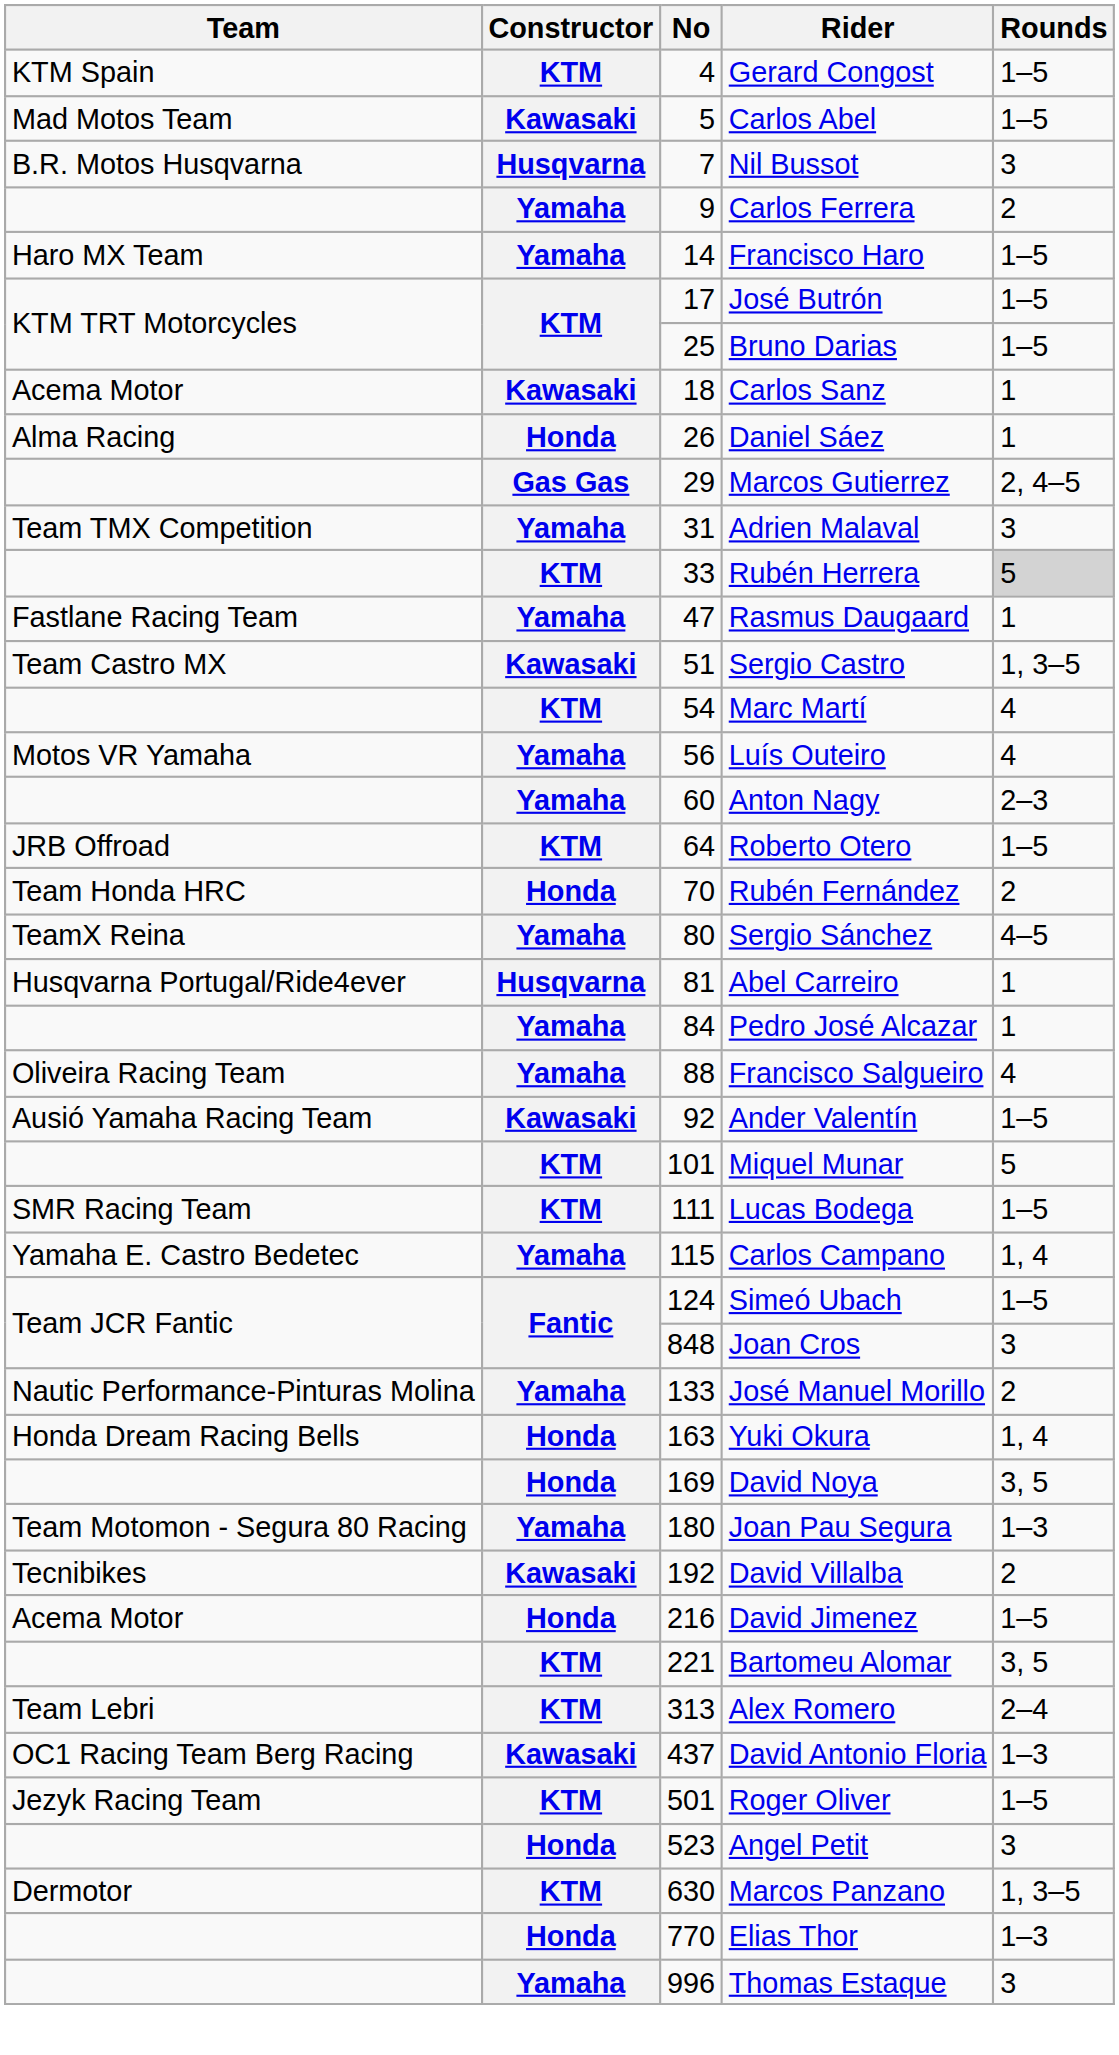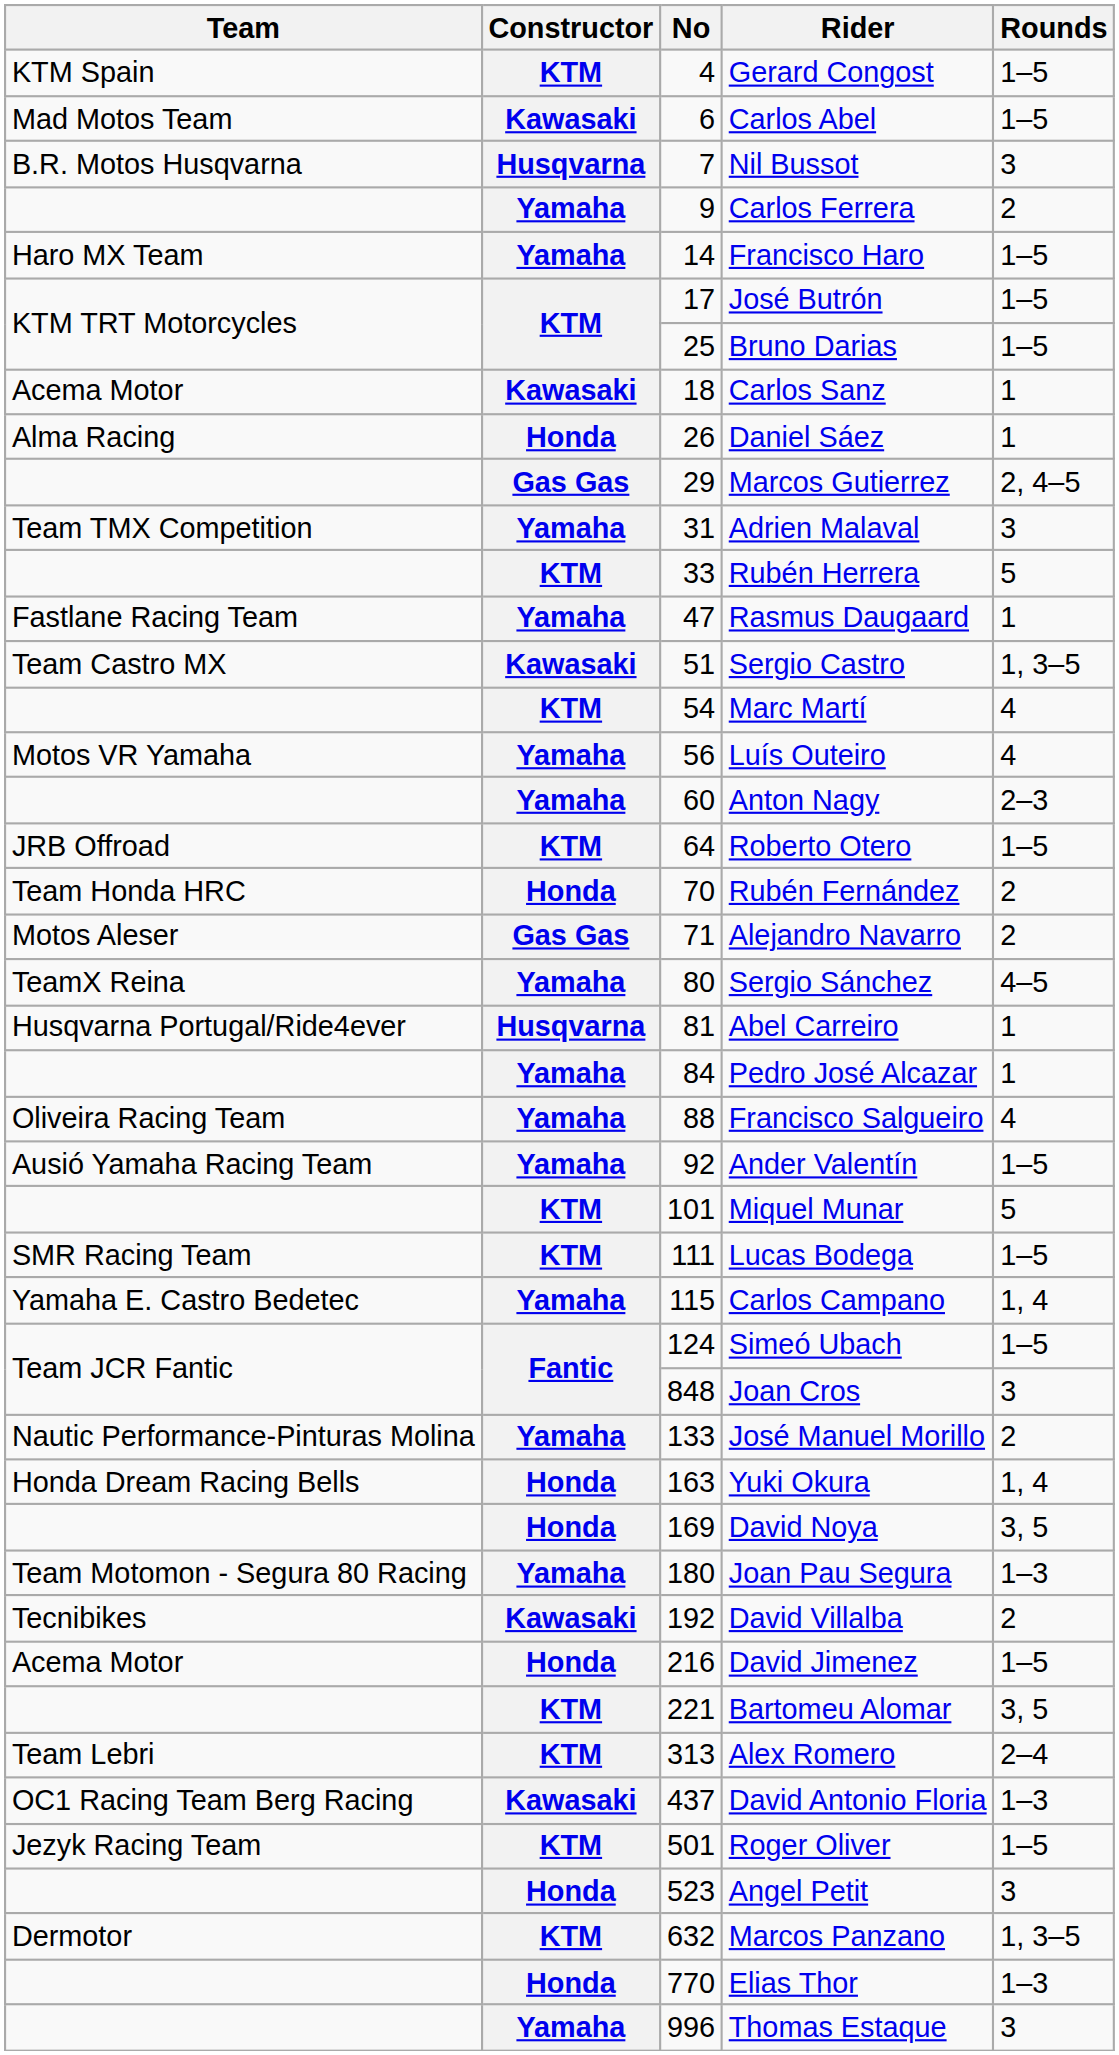(707, 118) 5 -> (707, 118) 6
(1008, 573) lightgrey background -> (1008, 573) no background
+ row: (845, 936)
(571, 1118) Kawasaki -> (571, 1164) Yamaha
(691, 1891) 630 -> (691, 1936) 632
